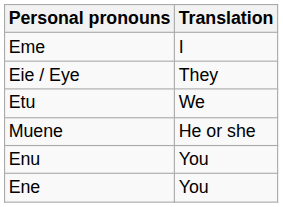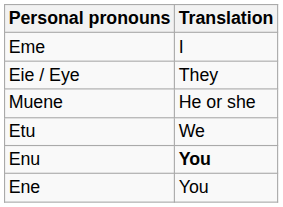rows swapped: (36, 131) <-> (22, 103)
(194, 159) normal -> (195, 159) bold
